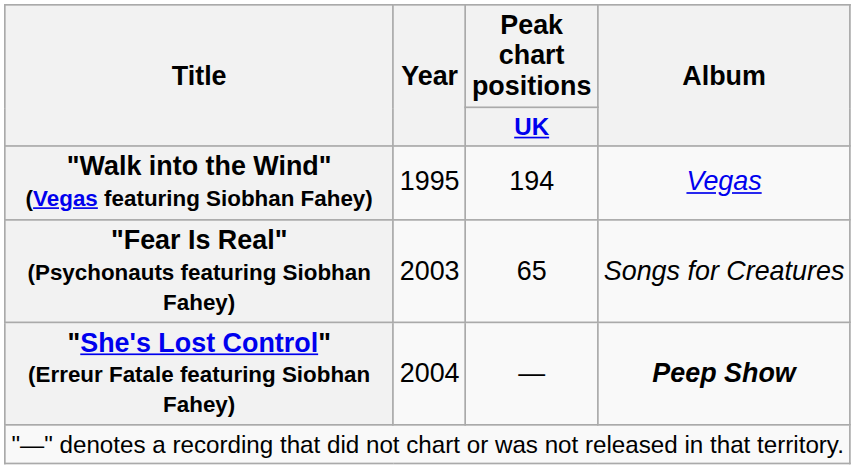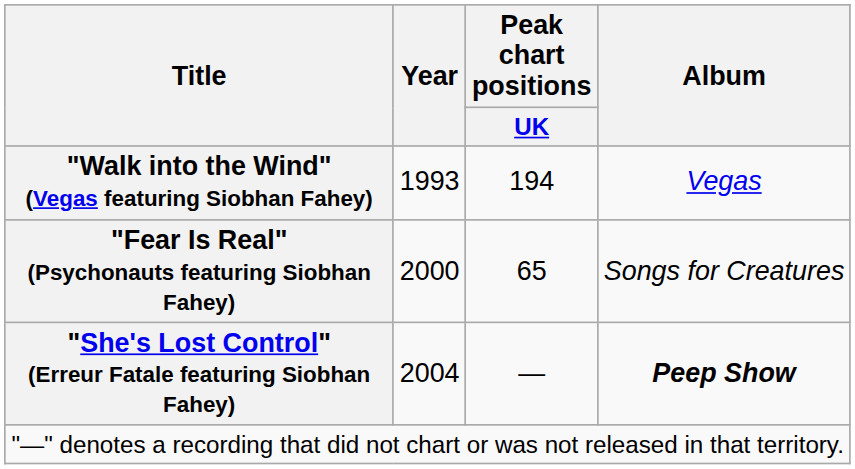(430, 182) 1995 -> (430, 182) 1993
(430, 270) 2003 -> (430, 270) 2000
